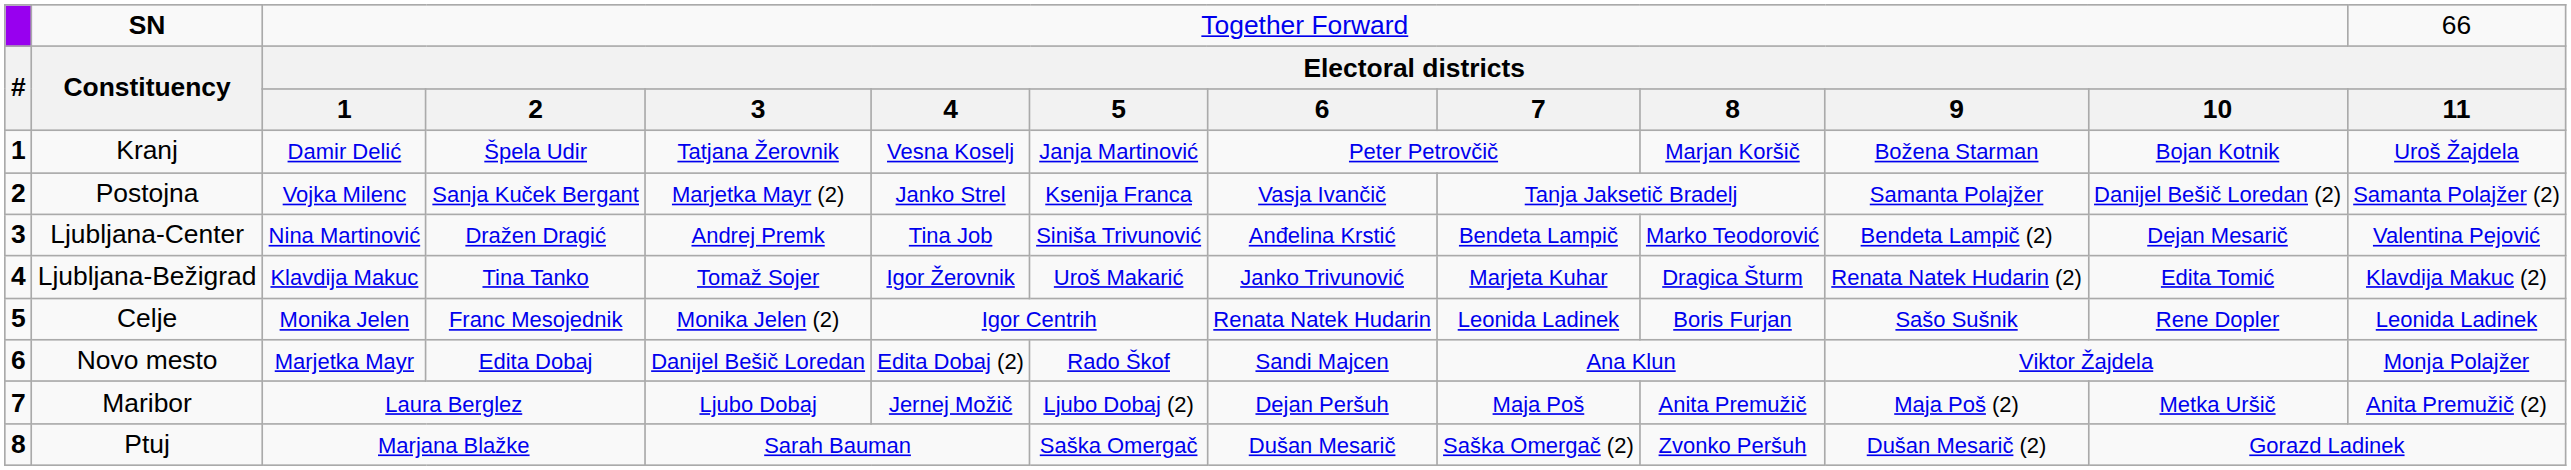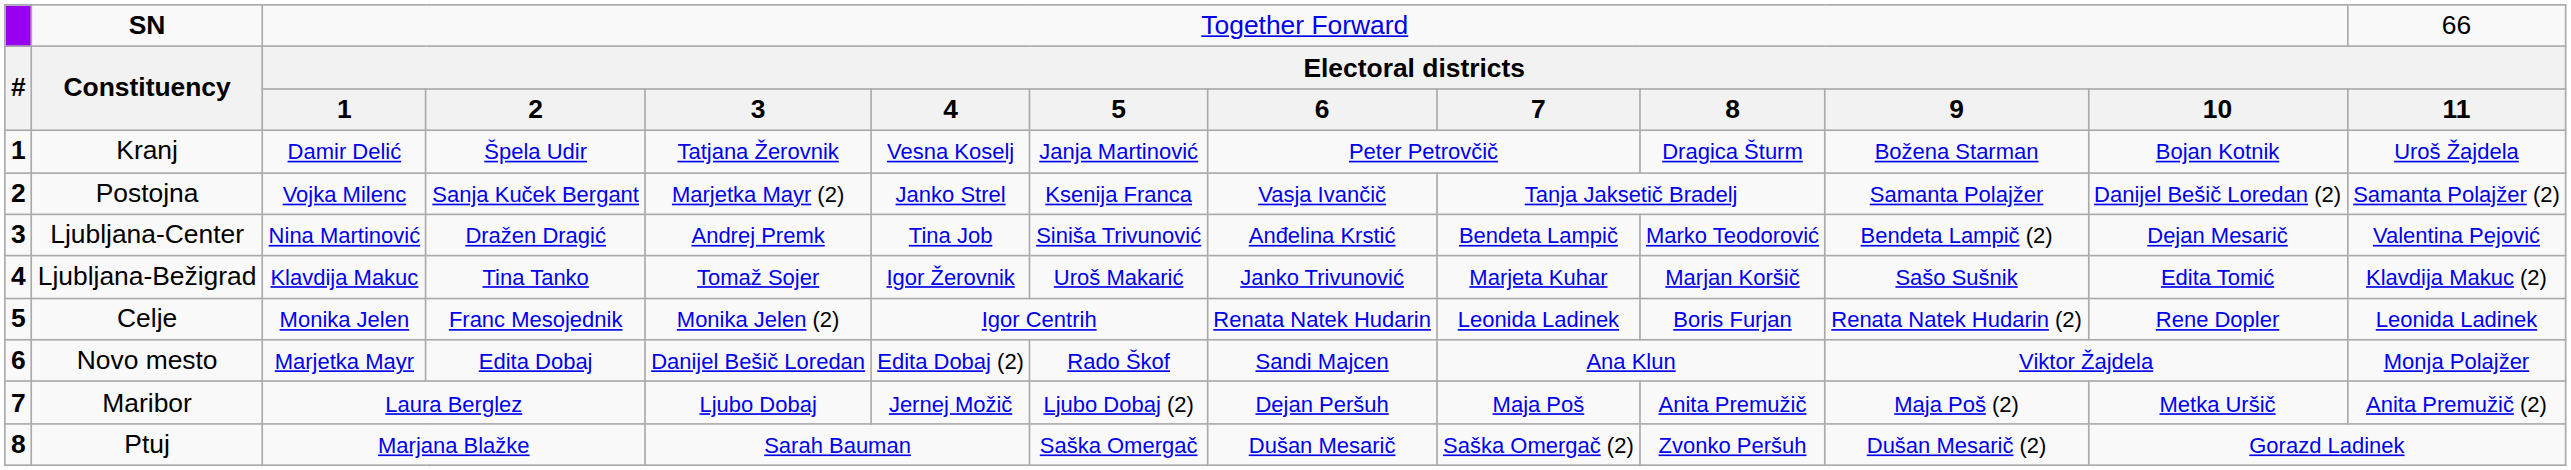(1733, 151) Marjan Koršič -> (1733, 151) Dragica Šturm
(1733, 276) Dragica Šturm -> (1733, 276) Marjan Koršič
(1957, 278) Renata Natek Hudarin (2) -> (1957, 276) Sašo Sušnik
(1957, 318) Sašo Sušnik -> (1957, 320) Renata Natek Hudarin (2)
